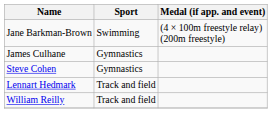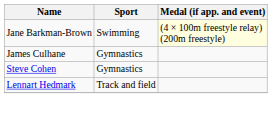(211, 33) no background -> (211, 33) lightyellow background
- row: (36, 100)
